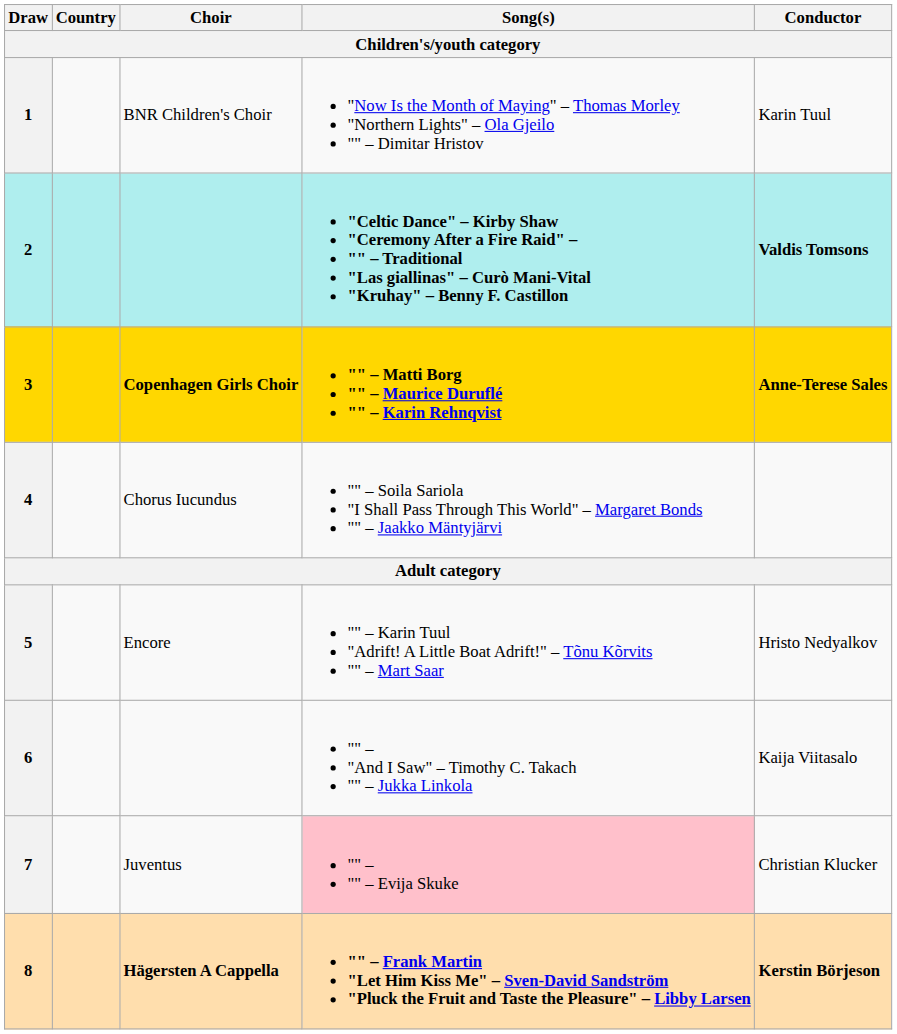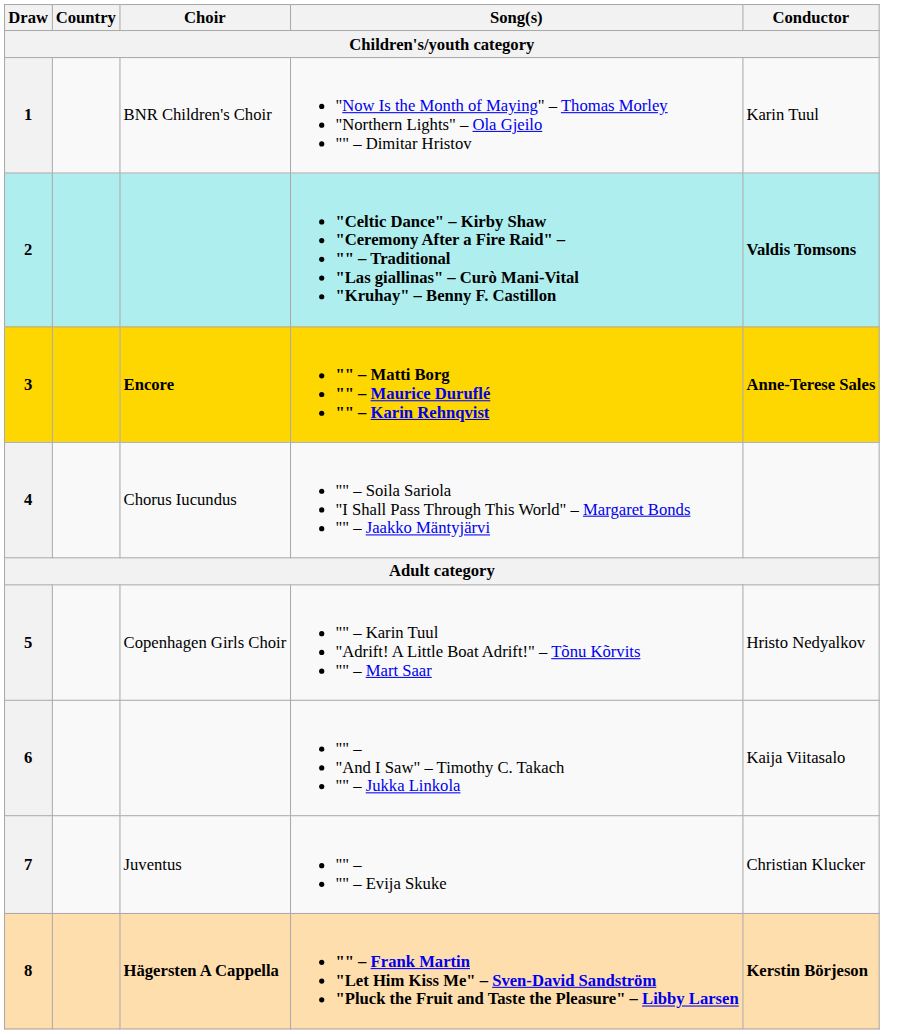(211, 384) Copenhagen Girls Choir -> (149, 384) Encore
(147, 642) Encore -> (205, 642) Copenhagen Girls Choir
(528, 874) pink background -> (516, 874) no background
